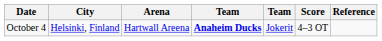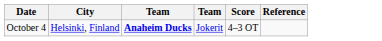- column: (157, 12)
